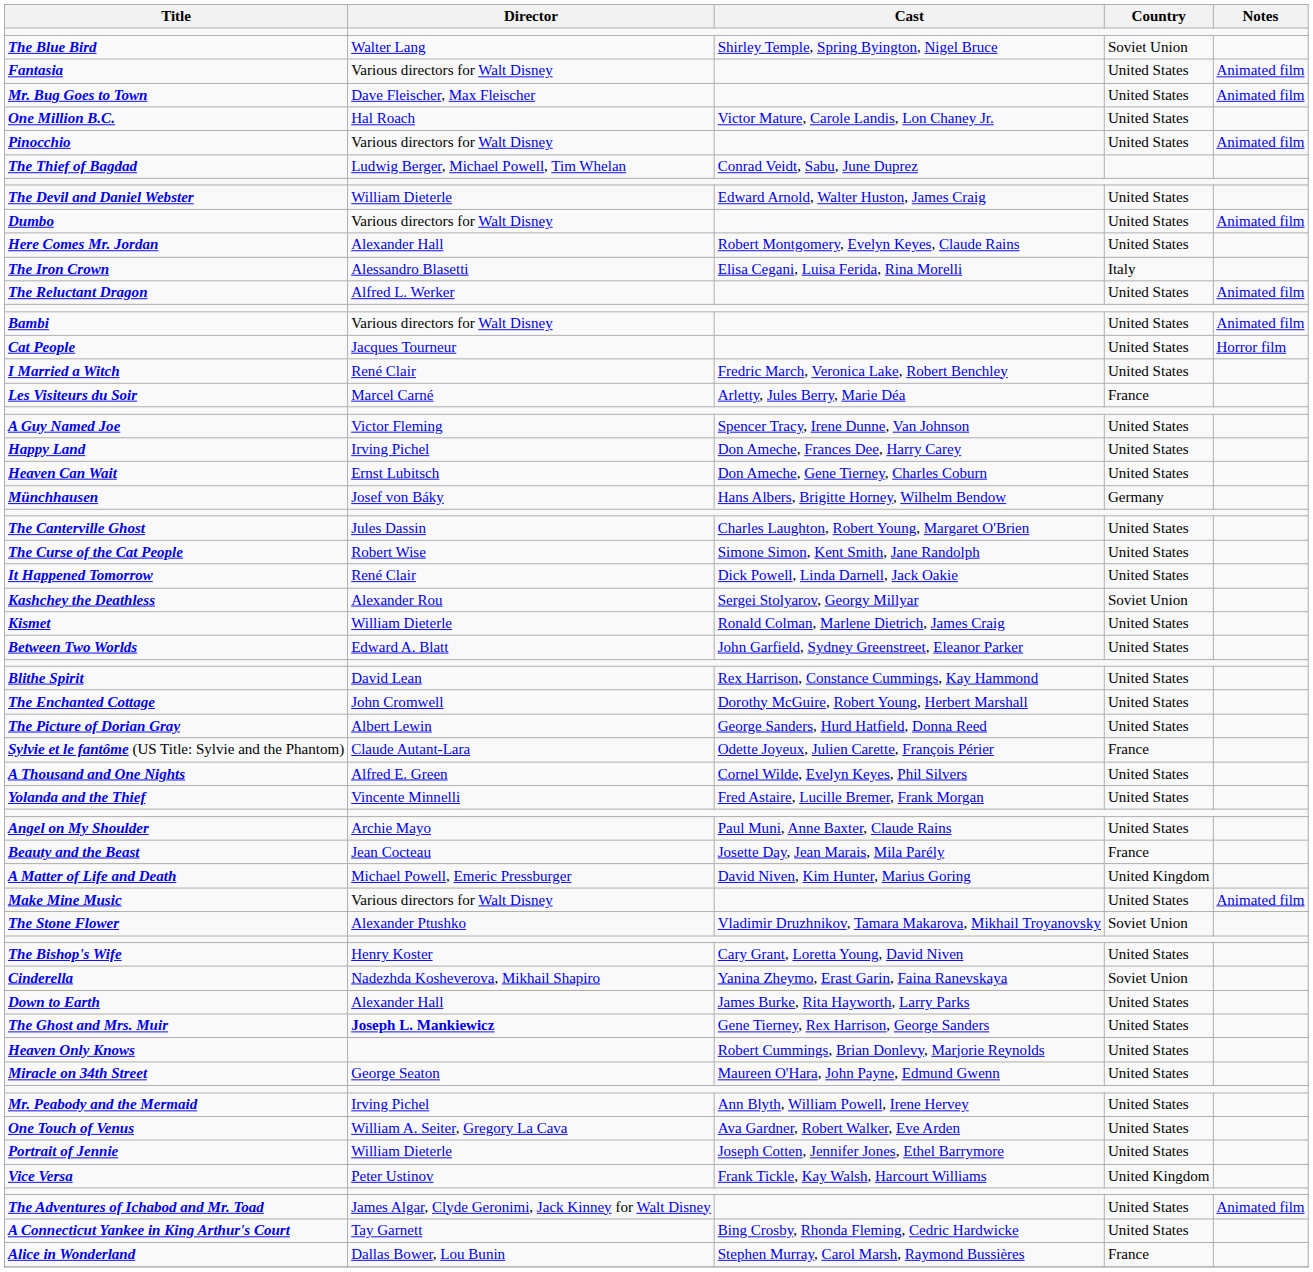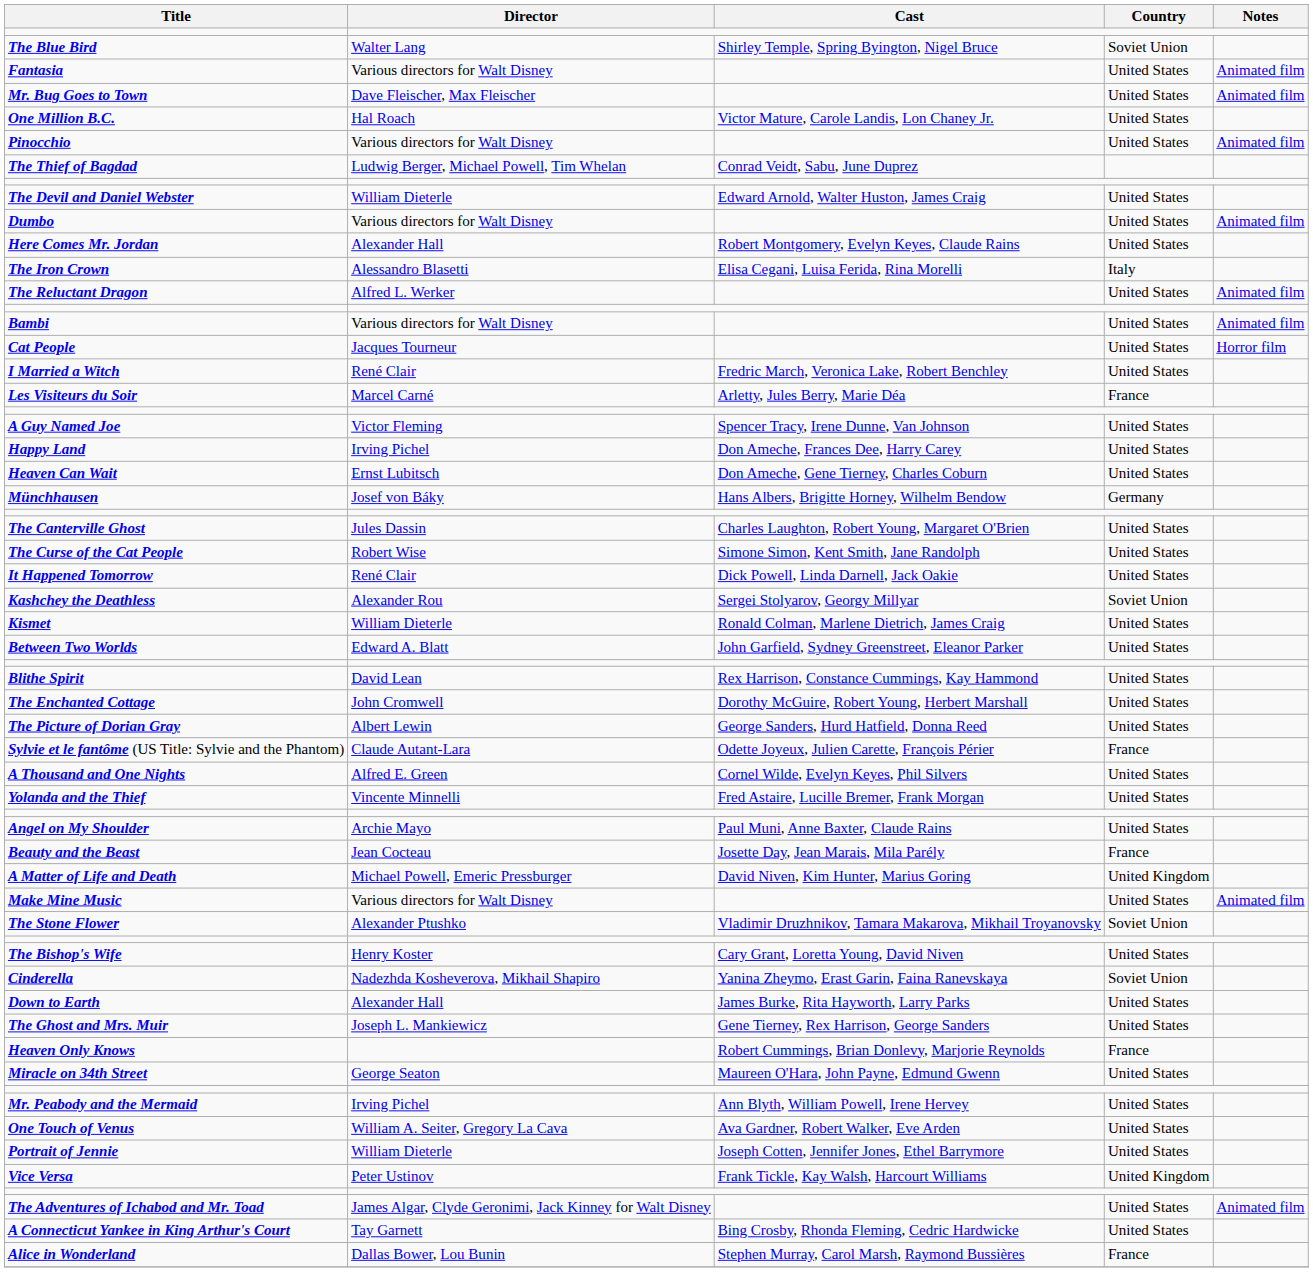(423, 1025) bold -> (419, 1025) normal
(1148, 1049) United States -> (1128, 1049) France
